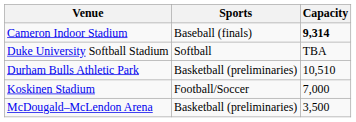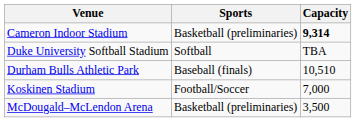(213, 32) Baseball (finals) -> (236, 32) Basketball (preliminaries)
(236, 70) Basketball (preliminaries) -> (213, 70) Baseball (finals)
